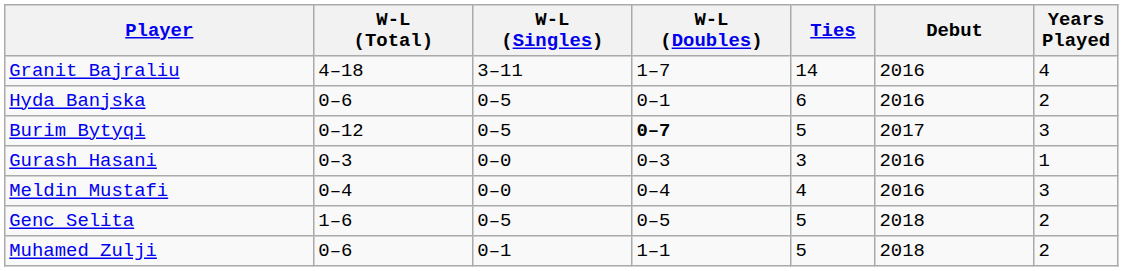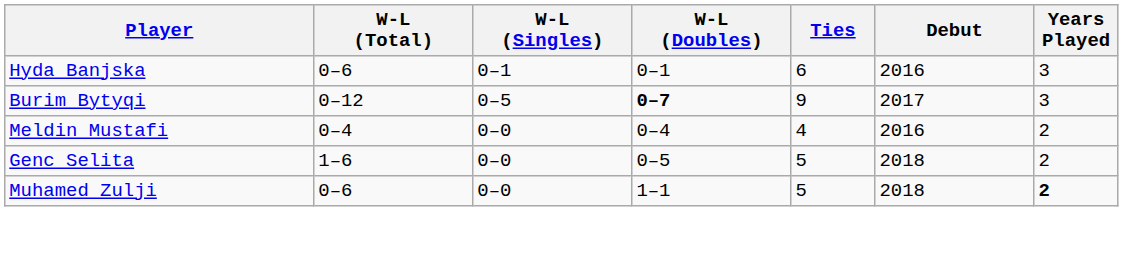- row: (94, 70)
(494, 100) 0–5 -> (494, 70) 0–1
(1044, 100) 2 -> (1044, 70) 3
(801, 131) 5 -> (801, 100) 9
- row: (83, 161)
(1044, 191) 3 -> (1044, 131) 2
(494, 221) 0–5 -> (494, 161) 0–0
(494, 251) 0–1 -> (494, 191) 0–0
(1044, 251) normal -> (1044, 191) bold
